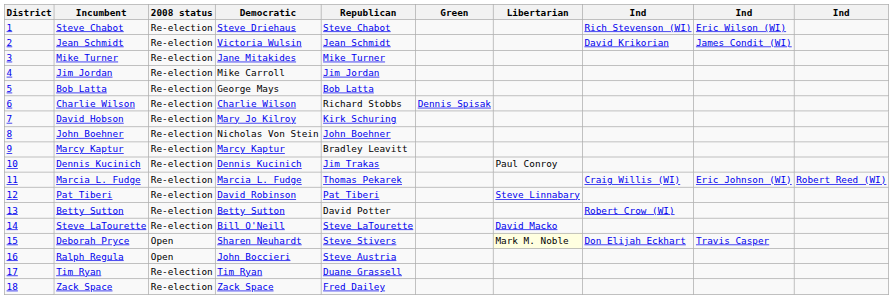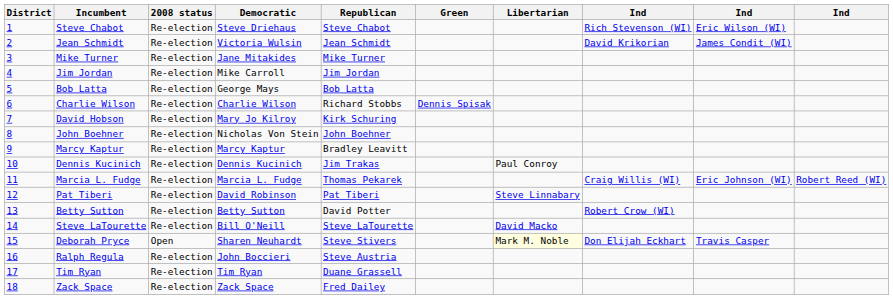(162, 256) Open -> (182, 256) Re-election
